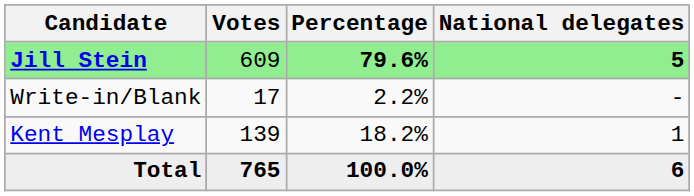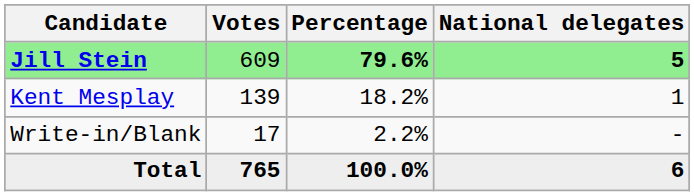rows swapped: (92, 135) <-> (106, 98)
